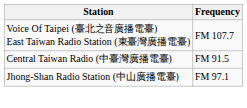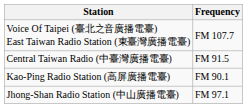+ row: (88, 76)
